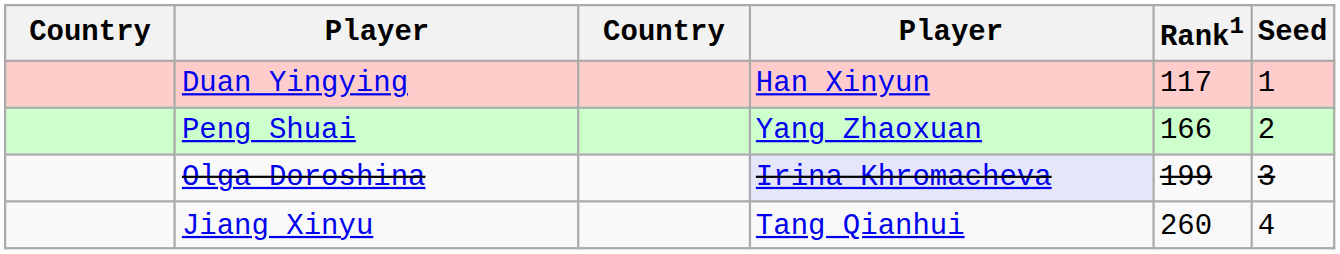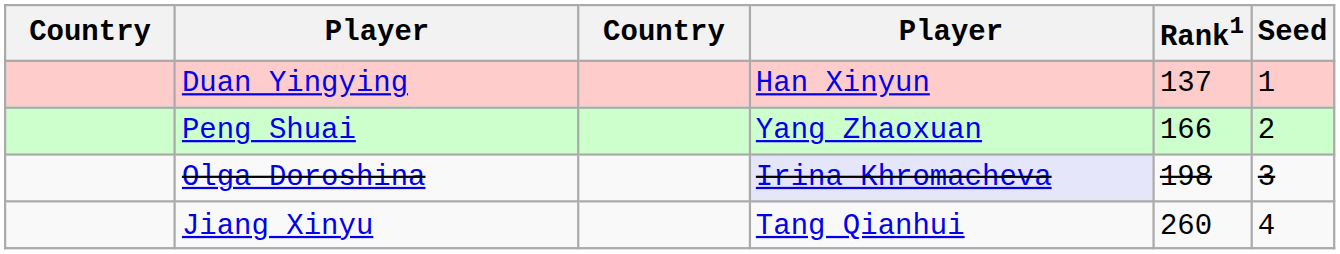(1186, 83) 117 -> (1186, 83) 137
(1186, 178) 199 -> (1186, 178) 198
